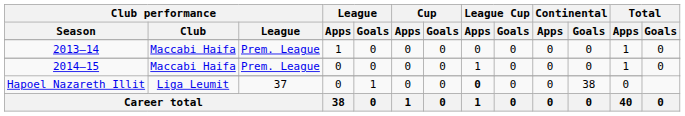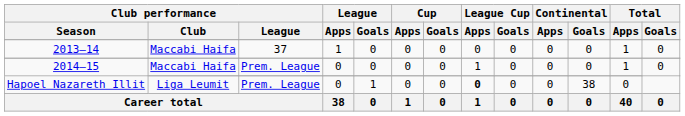(280, 49) Prem. League -> (280, 49) 37
(280, 85) 37 -> (280, 85) Prem. League
